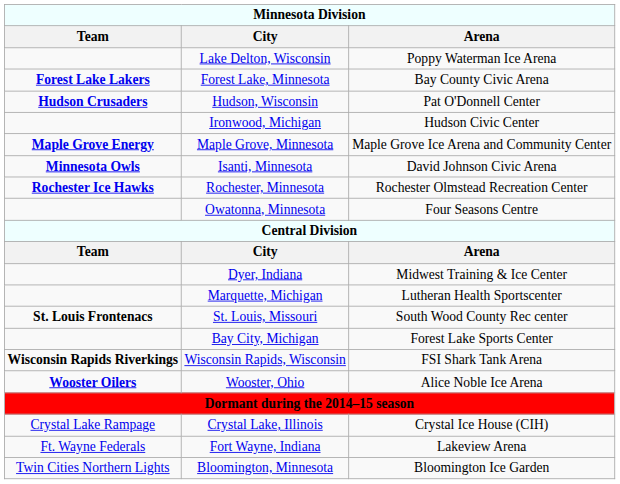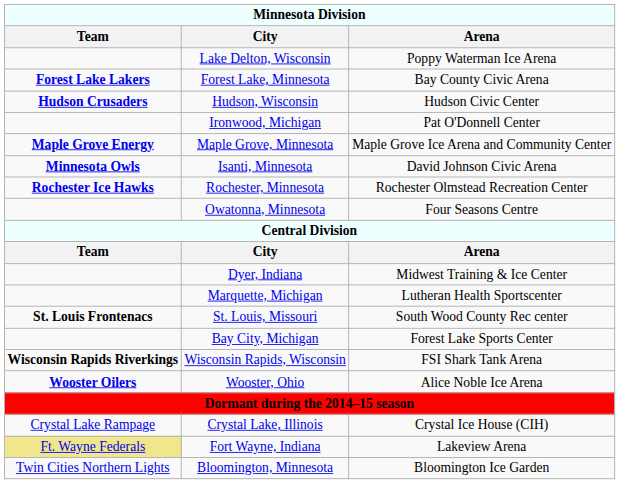(482, 101) Pat O'Donnell Center -> (482, 101) Hudson Civic Center
(482, 123) Hudson Civic Center -> (482, 123) Pat O'Donnell Center
(93, 446) no background -> (93, 446) khaki background
